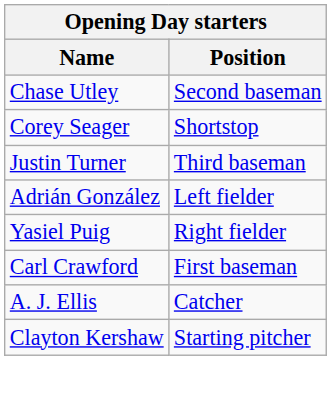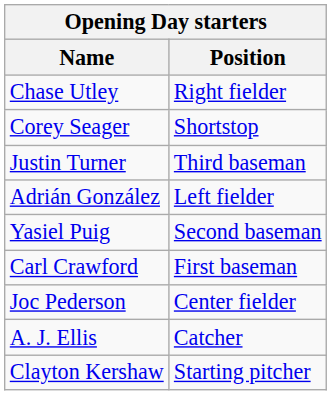(248, 92) Second baseman -> (230, 92) Right fielder
(230, 232) Right fielder -> (248, 232) Second baseman
+ row: (68, 302)
